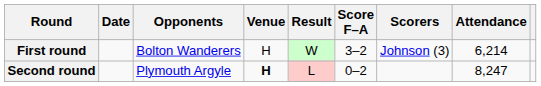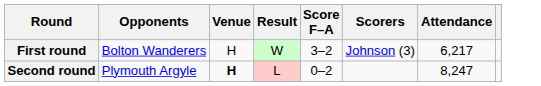- column: (116, 22)
(491, 50) 6,214 -> (457, 50) 6,217
